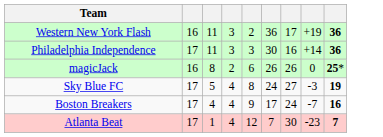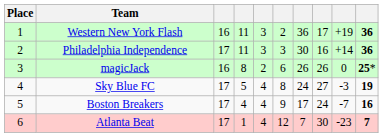+ column: (20, 13)
